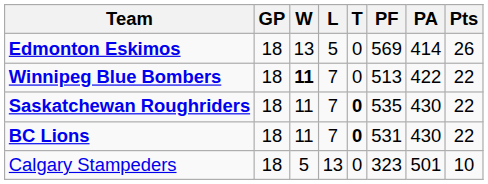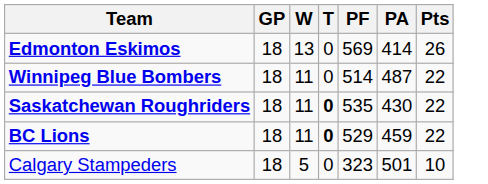- column: (333, 19)
(304, 77) bold -> (304, 77) normal
(387, 77) 513 -> (358, 77) 514
(426, 77) 422 -> (397, 77) 487
(387, 135) 531 -> (358, 135) 529
(426, 135) 430 -> (397, 135) 459
